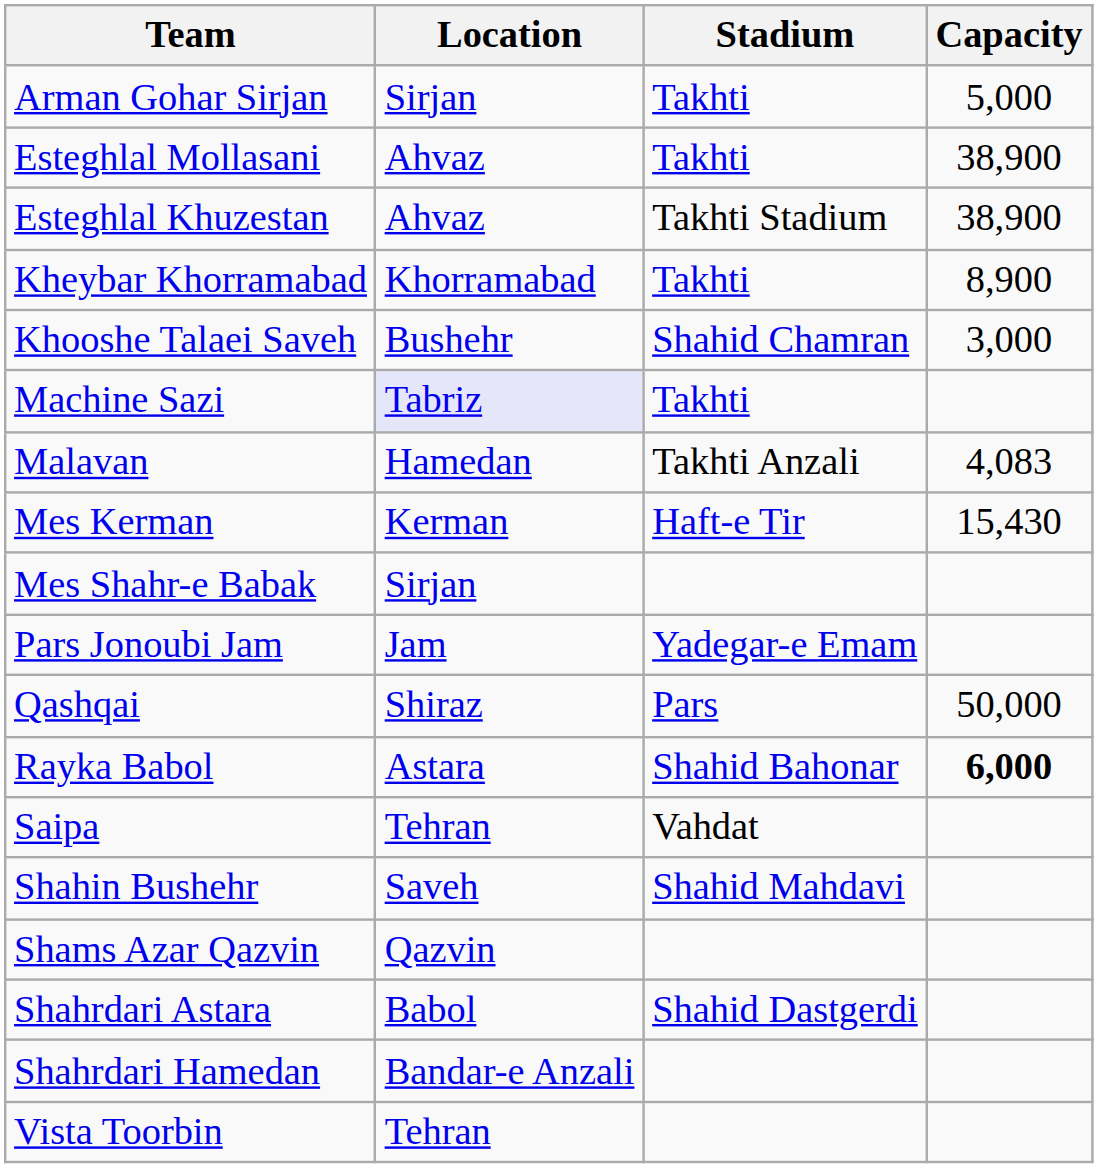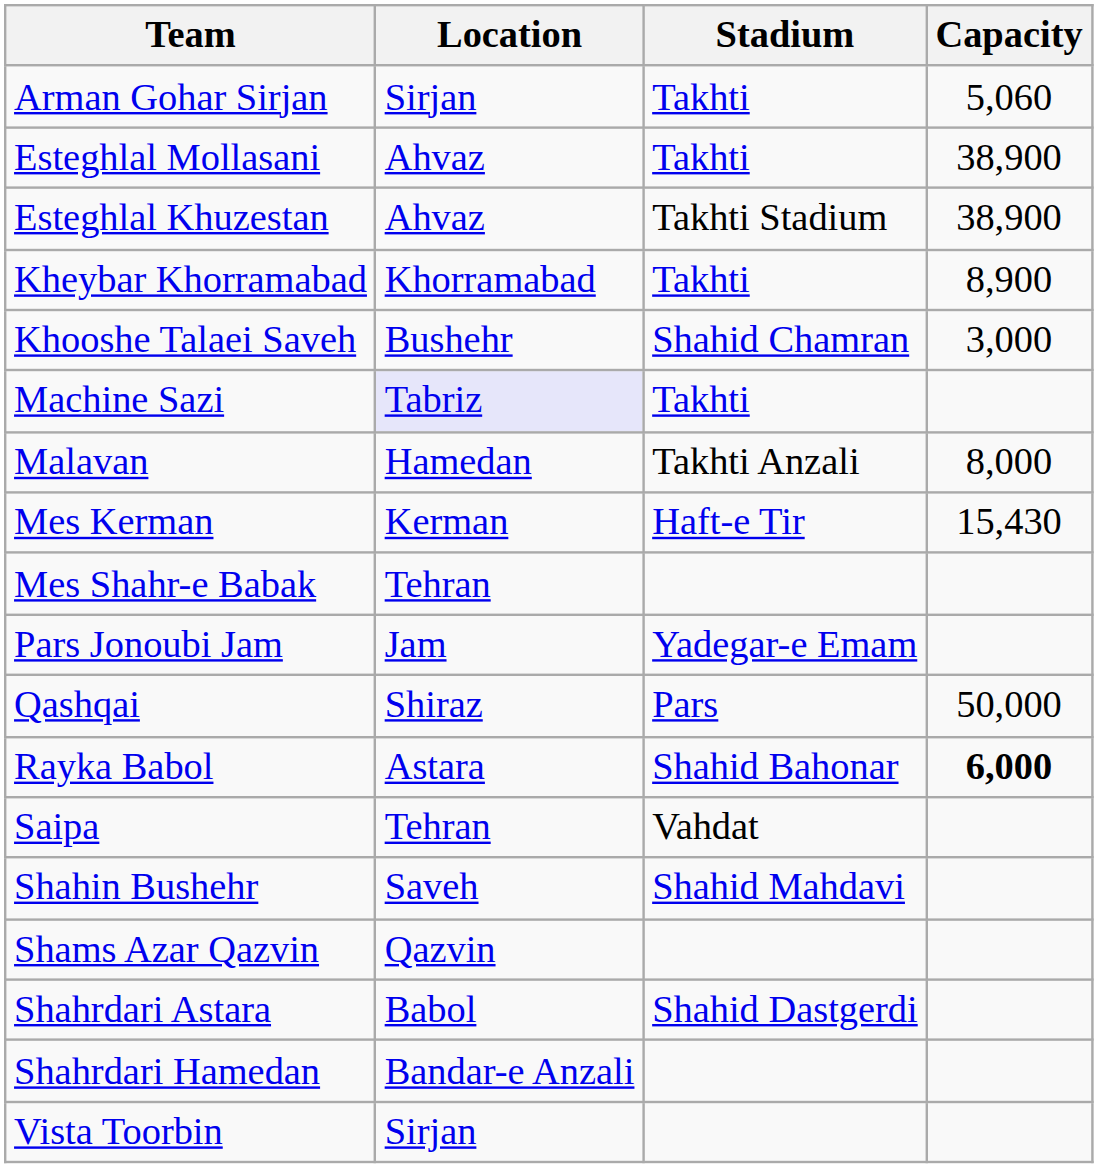(1009, 95) 5,000 -> (1009, 95) 5,060
(1009, 461) 4,083 -> (1009, 461) 8,000
(431, 583) Sirjan -> (438, 583) Tehran
(438, 1131) Tehran -> (431, 1131) Sirjan
